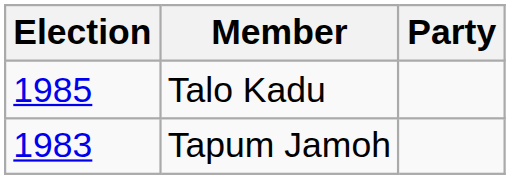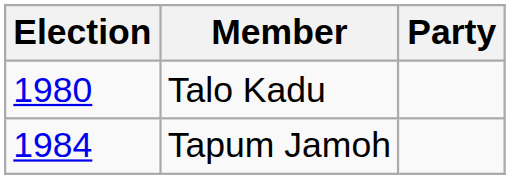(53, 88) 1985 -> (53, 88) 1980
(53, 145) 1983 -> (53, 145) 1984
